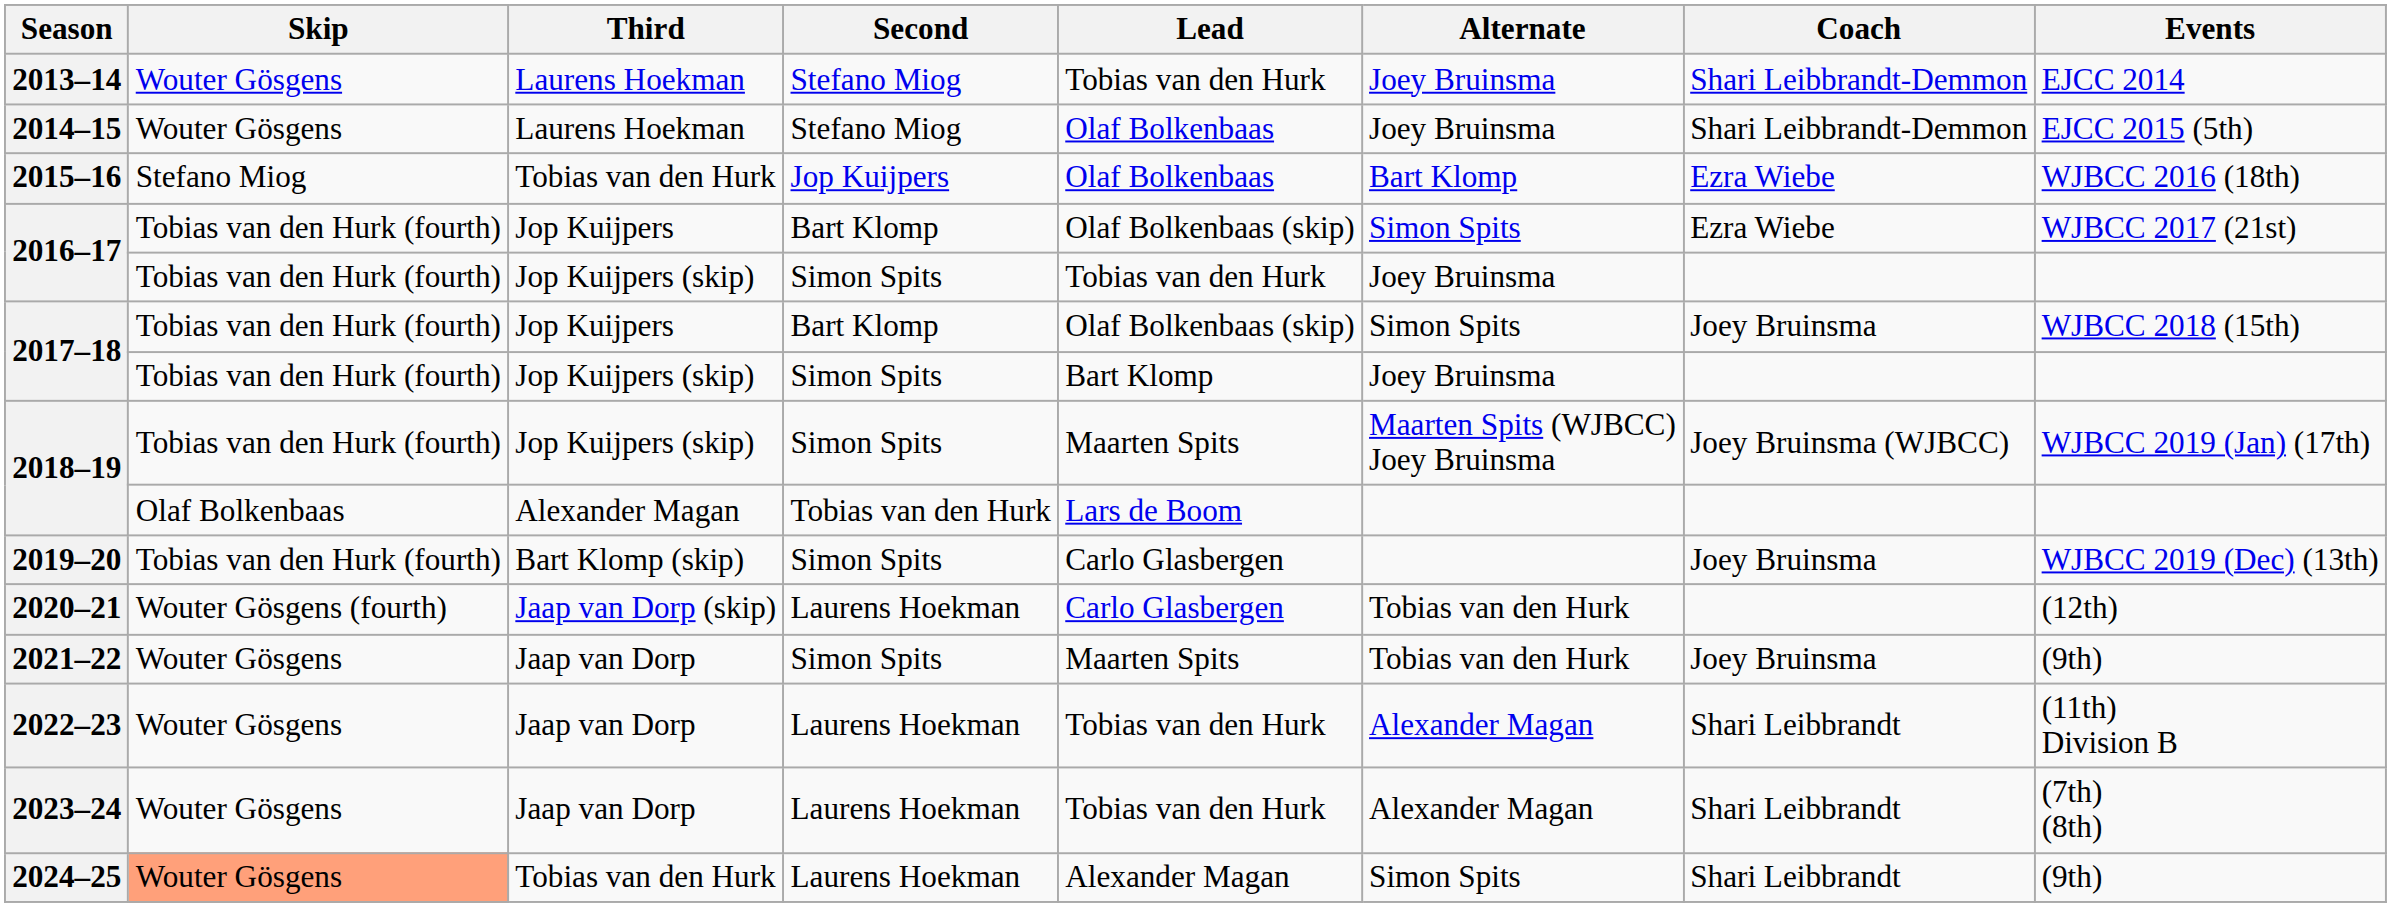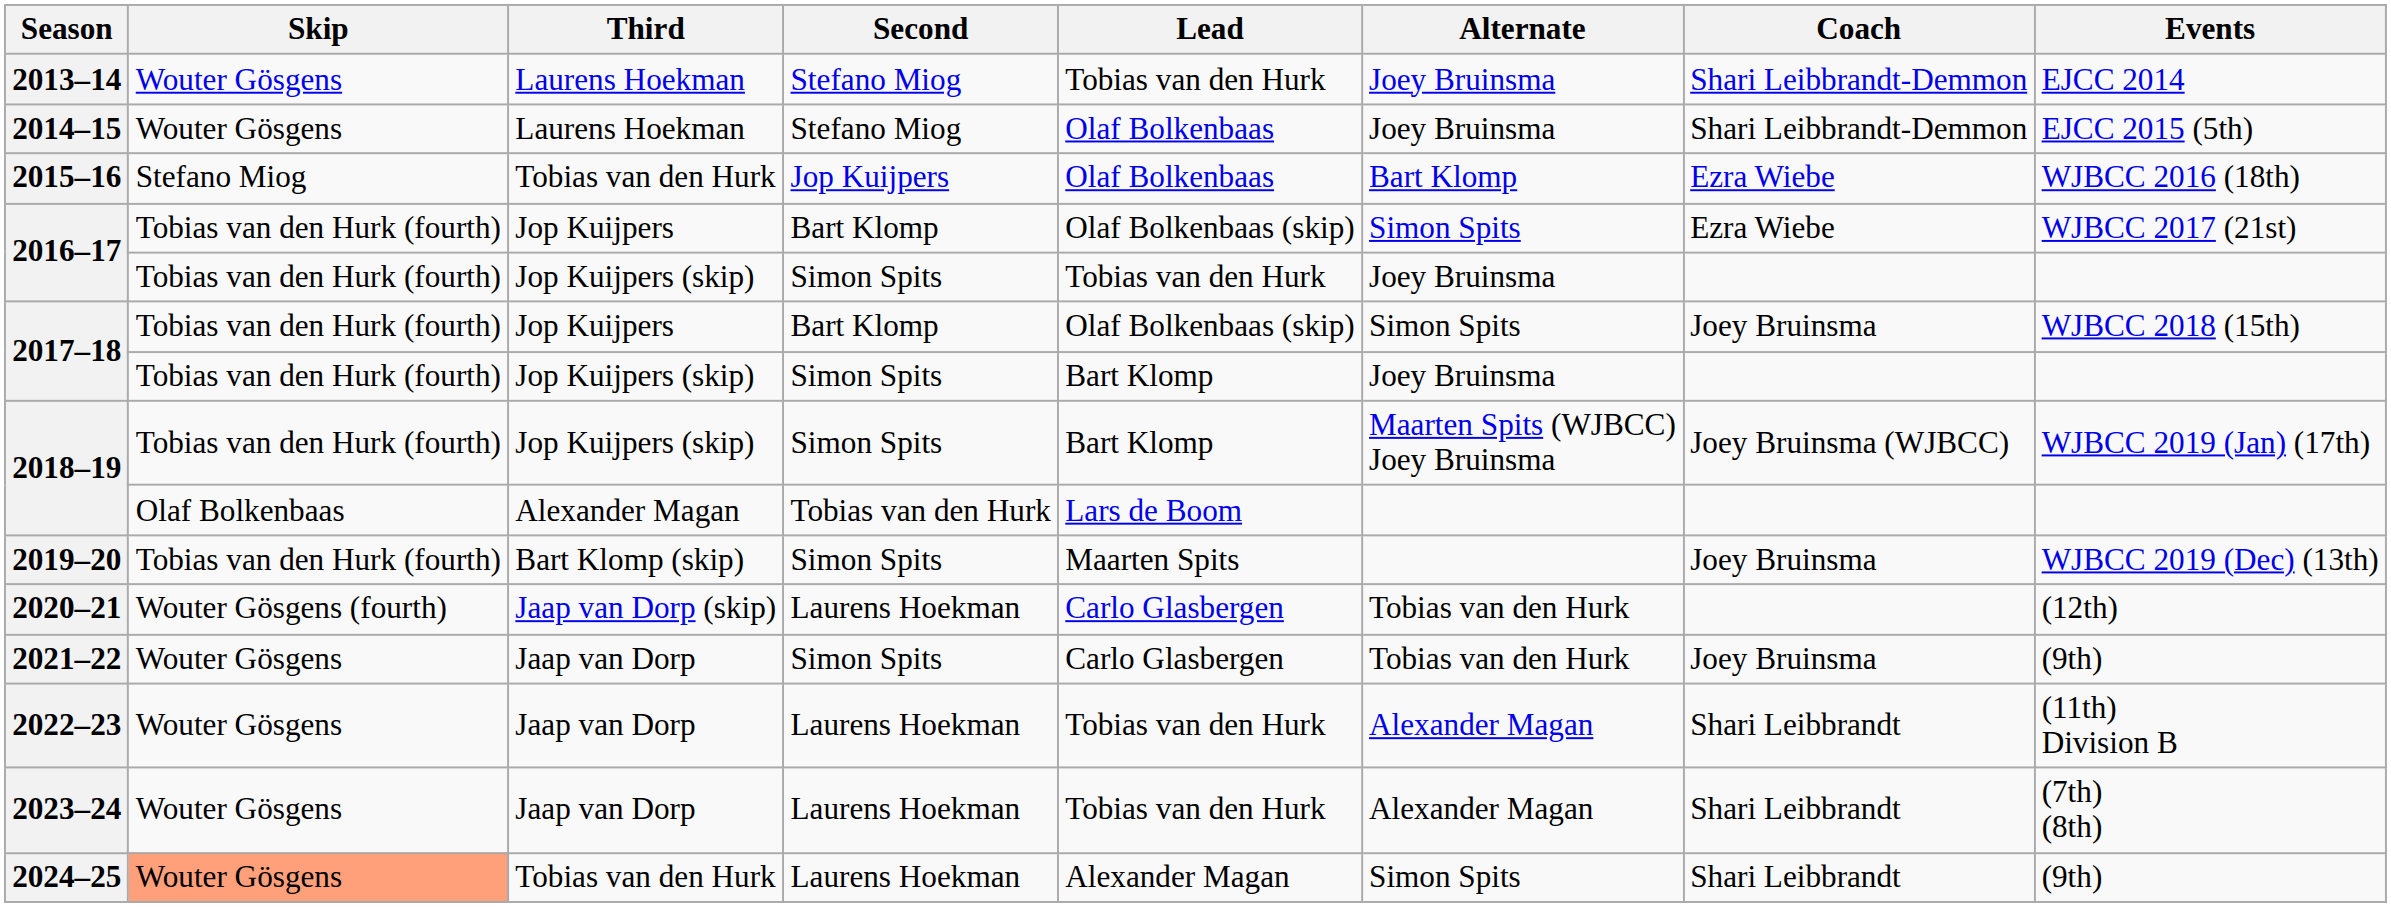(1152, 442) Maarten Spits -> (1139, 442) Bart Klomp
(1175, 559) Carlo Glasbergen -> (1152, 559) Maarten Spits
(1152, 658) Maarten Spits -> (1175, 658) Carlo Glasbergen
